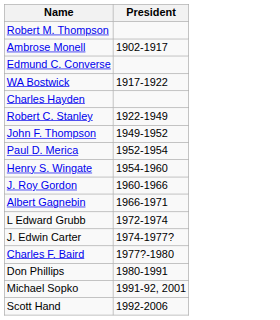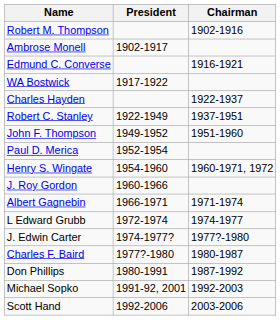+ column: (232, 13)
